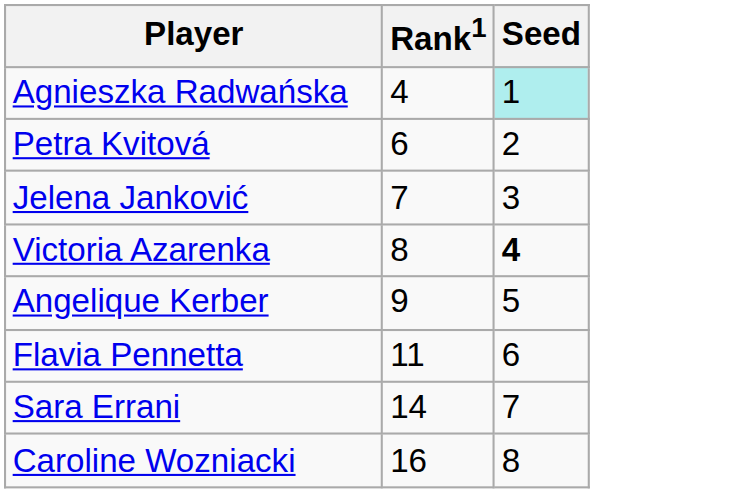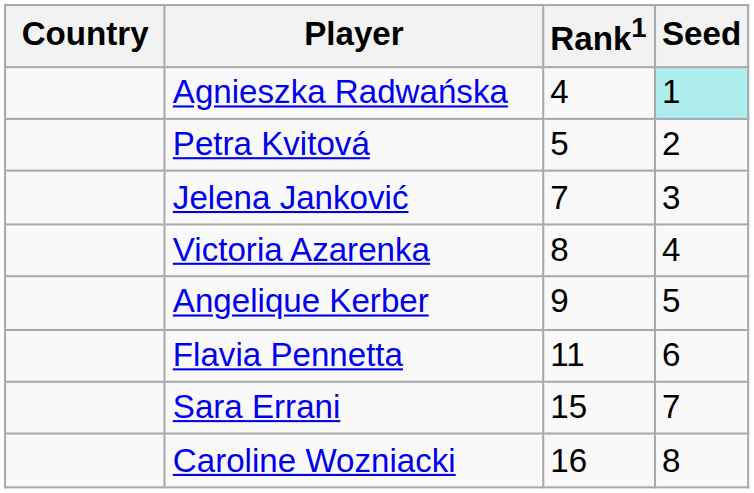+ column: (85, 35)
(399, 144) 6 -> (560, 144) 5
(511, 249) bold -> (671, 249) normal
(409, 407) 14 -> (569, 407) 15
